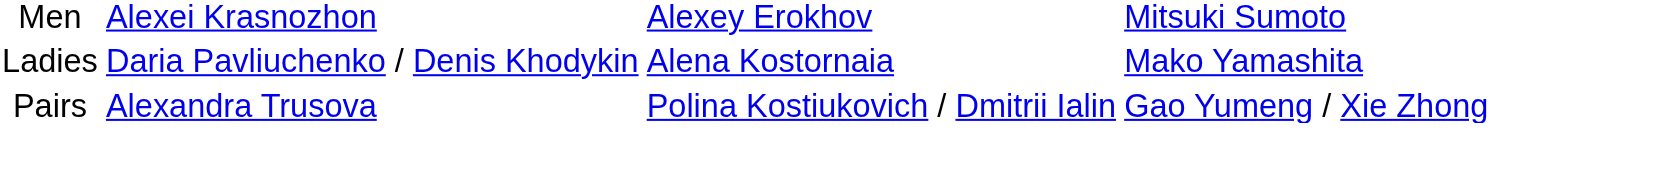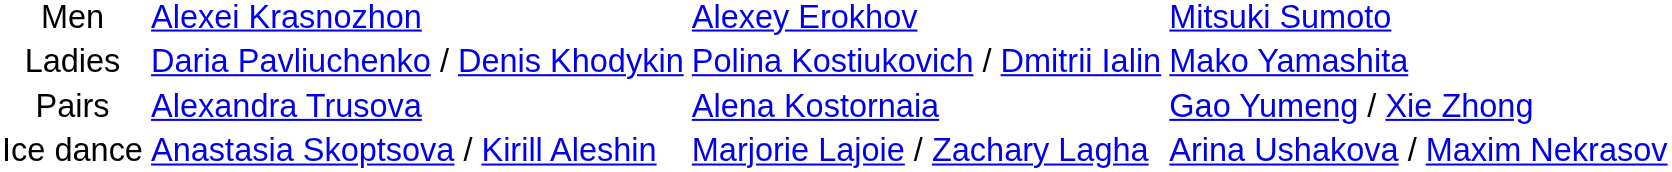(770, 61) Alena Kostornaia -> (927, 61) Polina Kostiukovich / Dmitrii Ialin
(881, 106) Polina Kostiukovich / Dmitrii Ialin -> (816, 106) Alena Kostornaia
+ row: (73, 150)
